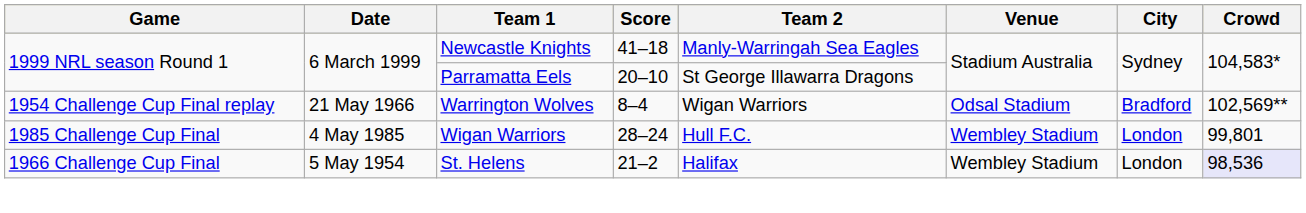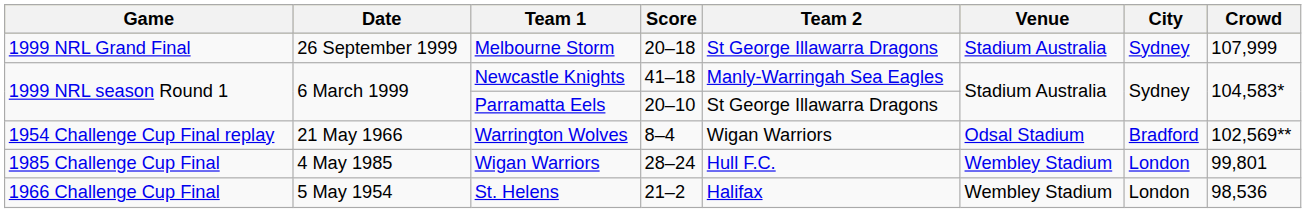+ row: (545, 47)
(1235, 163) lavender background -> (1239, 192) no background
